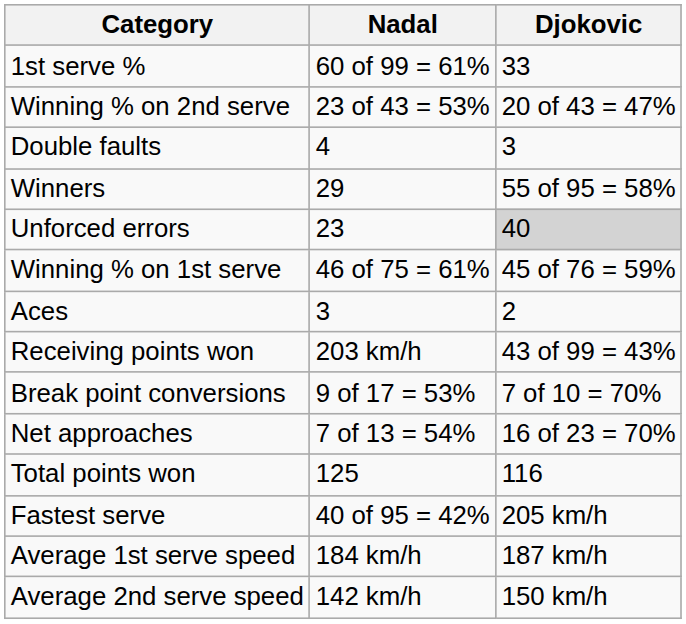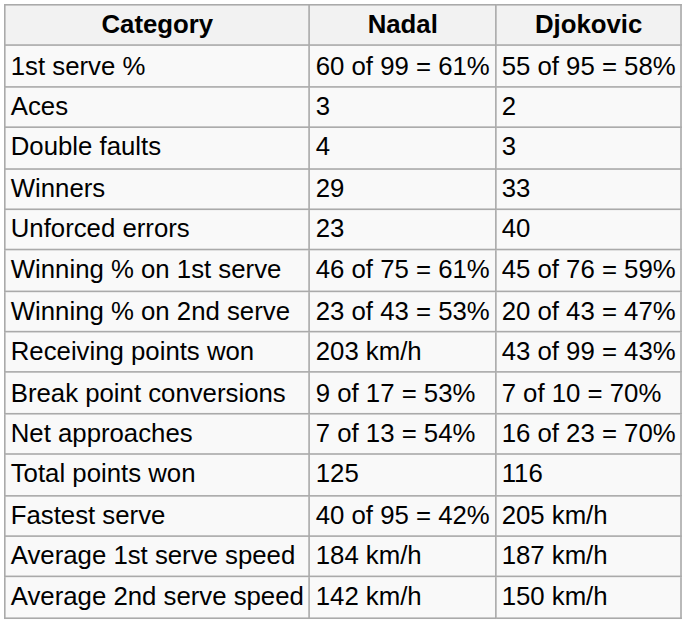(516, 65) 33 -> (589, 65) 55 of 95 = 58%
rows swapped: (39, 310) <-> (150, 106)
(589, 188) 55 of 95 = 58% -> (516, 188) 33
(516, 229) lightgrey background -> (516, 229) no background
